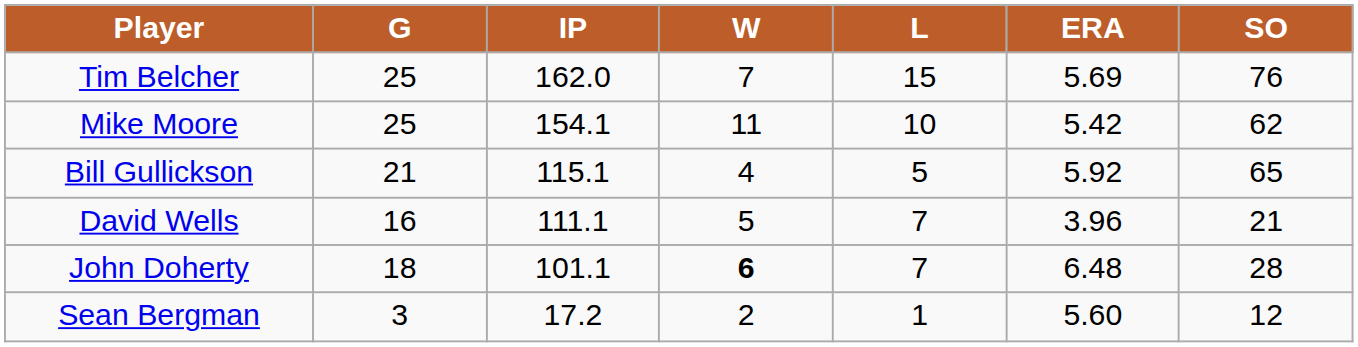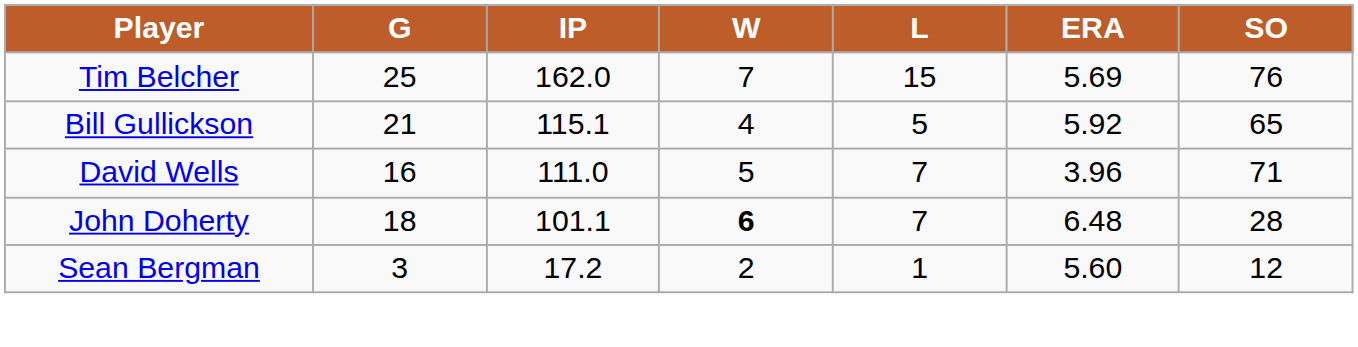- row: (159, 124)
(573, 220) 111.1 -> (573, 172) 111.0
(1266, 220) 21 -> (1266, 172) 71
